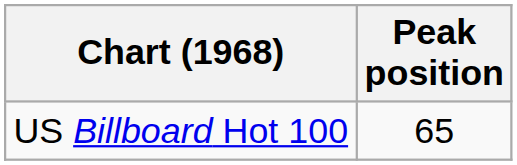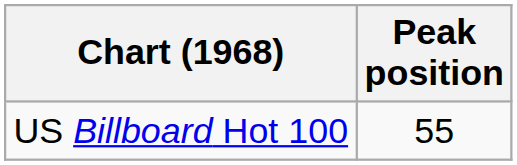(434, 130) 65 -> (434, 130) 55
